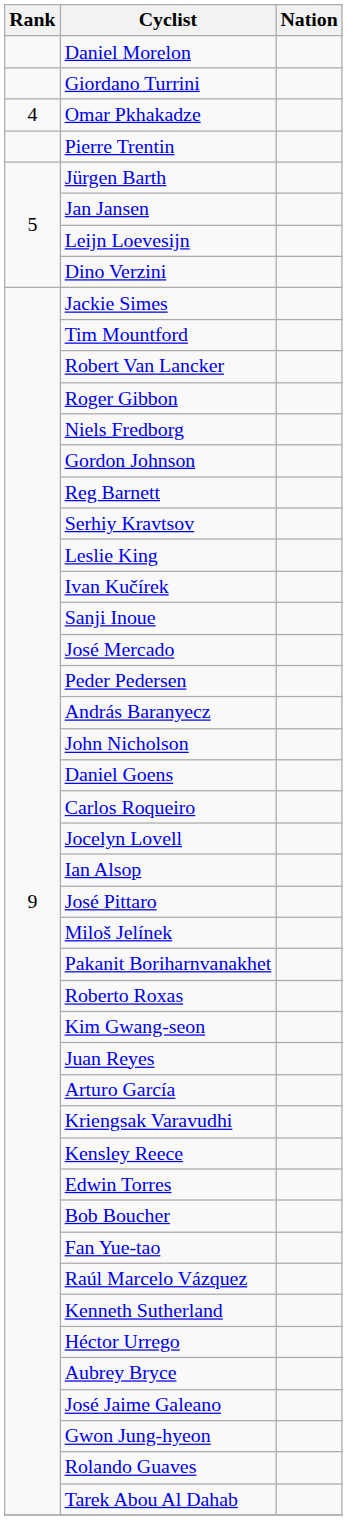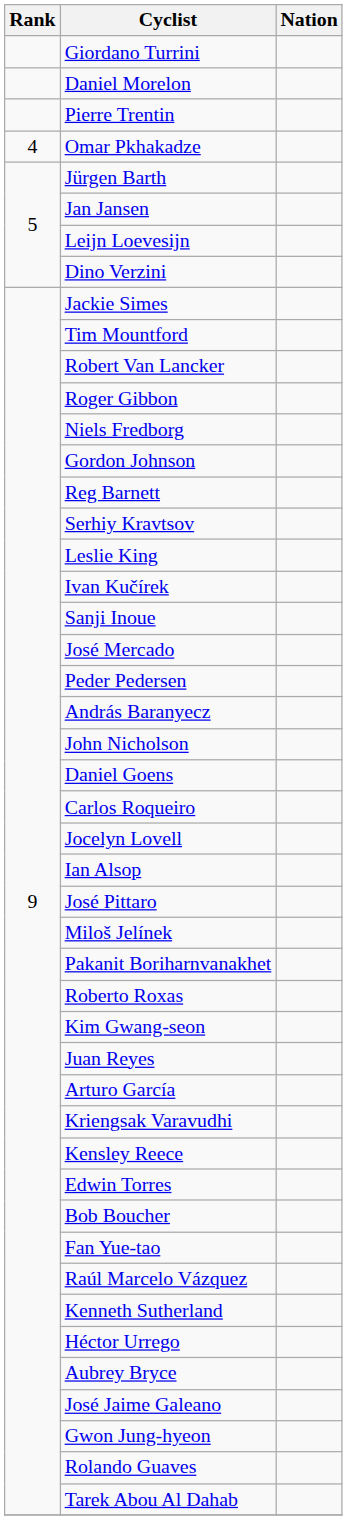rows swapped: (128, 51) <-> (132, 83)
rows swapped: (120, 146) <-> (133, 114)
